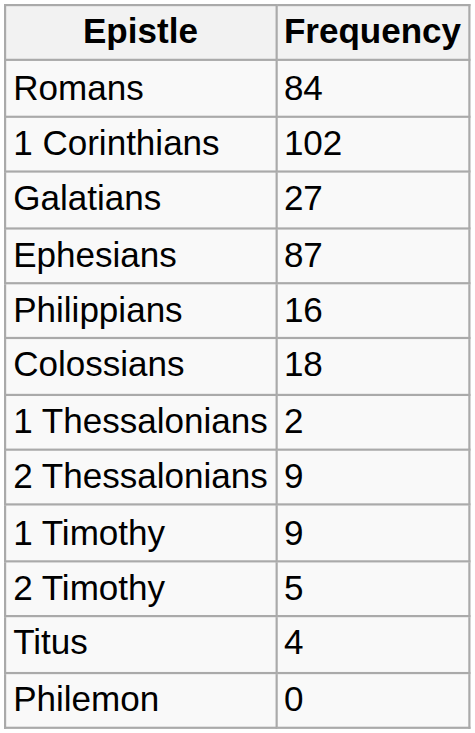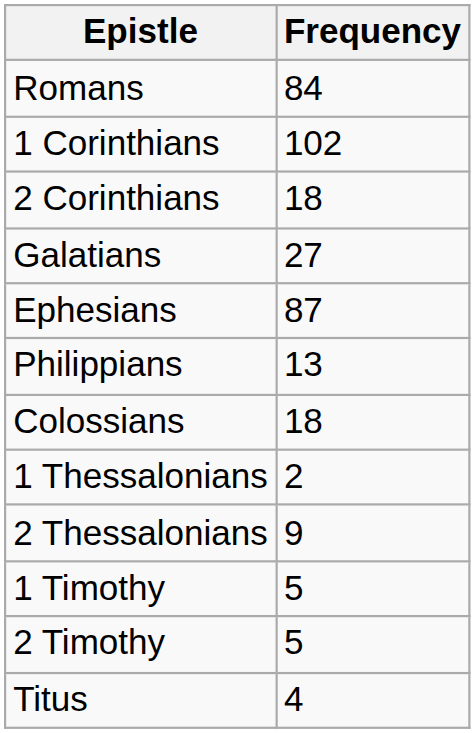+ row: (116, 198)
(303, 310) 16 -> (303, 365) 13
(294, 532) 9 -> (294, 587) 5
- row: (86, 699)
